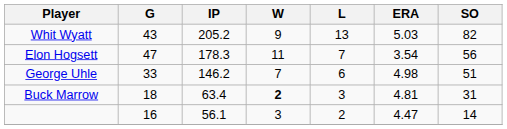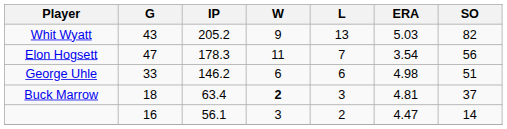(278, 74) 7 -> (278, 74) 6
(470, 94) 31 -> (470, 94) 37
